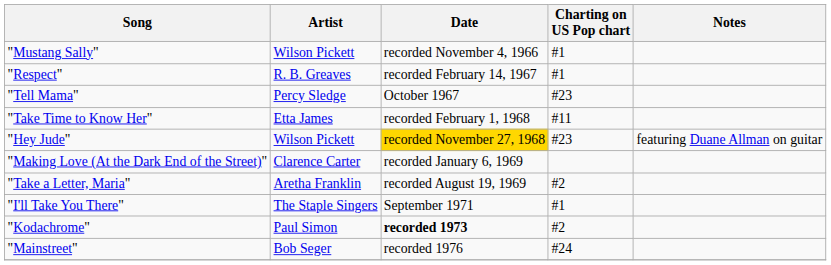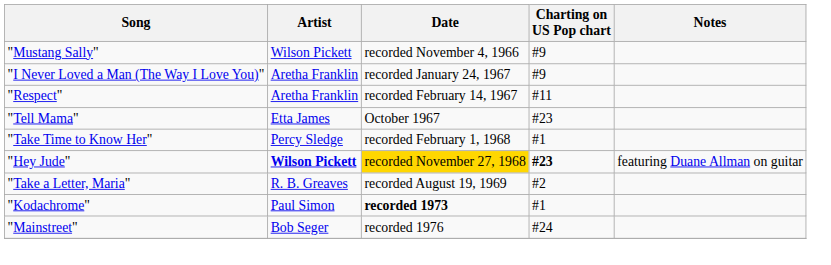(558, 52) #1 -> (539, 52) #9
+ row: (136, 74)
(312, 74) R. B. Greaves -> (314, 96) Aretha Franklin
(558, 74) #1 -> (542, 96) #11
(310, 96) Percy Sledge -> (300, 118) Etta James
(303, 118) Etta James -> (307, 140) Percy Sledge
(562, 118) #11 -> (539, 140) #1
(314, 140) normal -> (314, 161) bold
(562, 140) normal -> (542, 161) bold
- row: (137, 161)
(317, 183) Aretha Franklin -> (309, 183) R. B. Greaves
- row: (66, 205)
(558, 227) #2 -> (539, 205) #1
